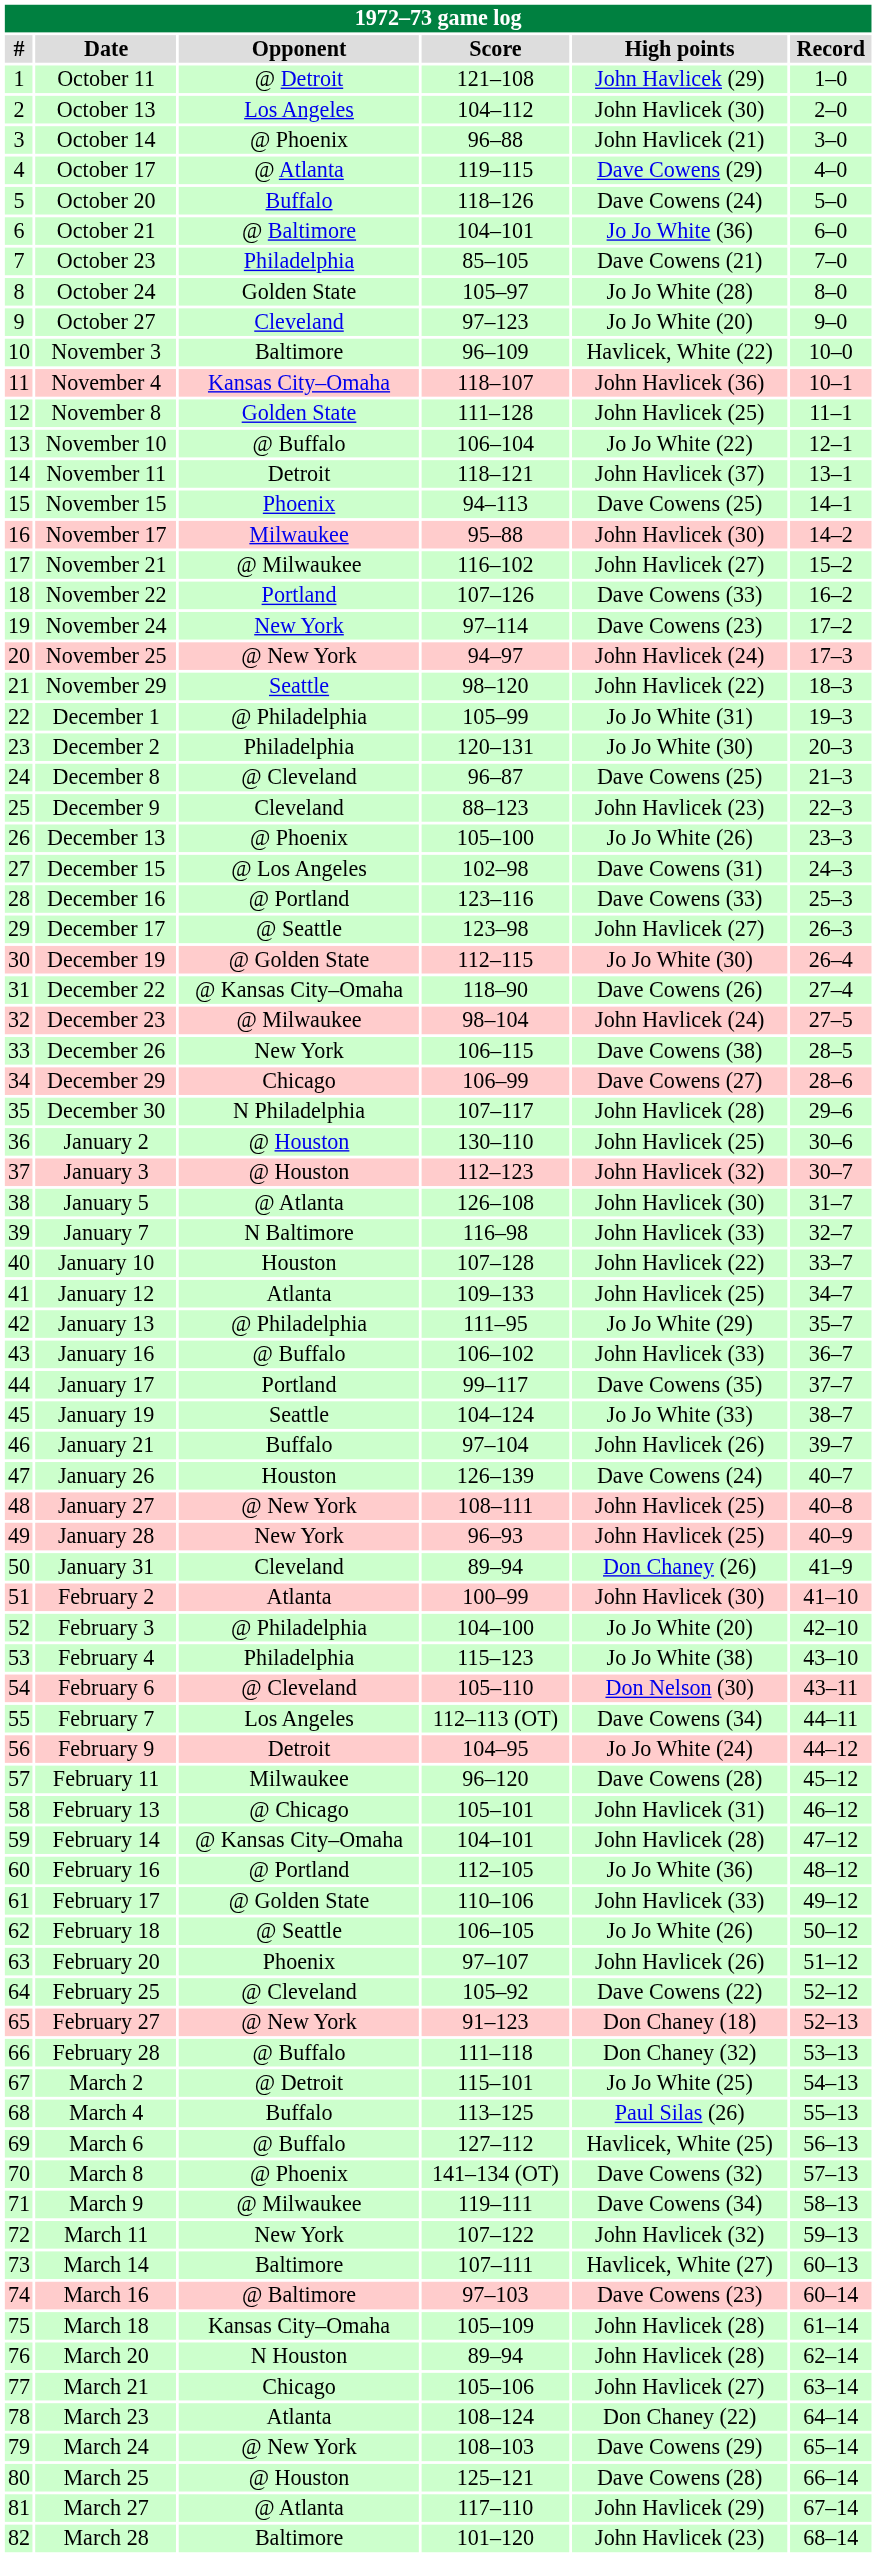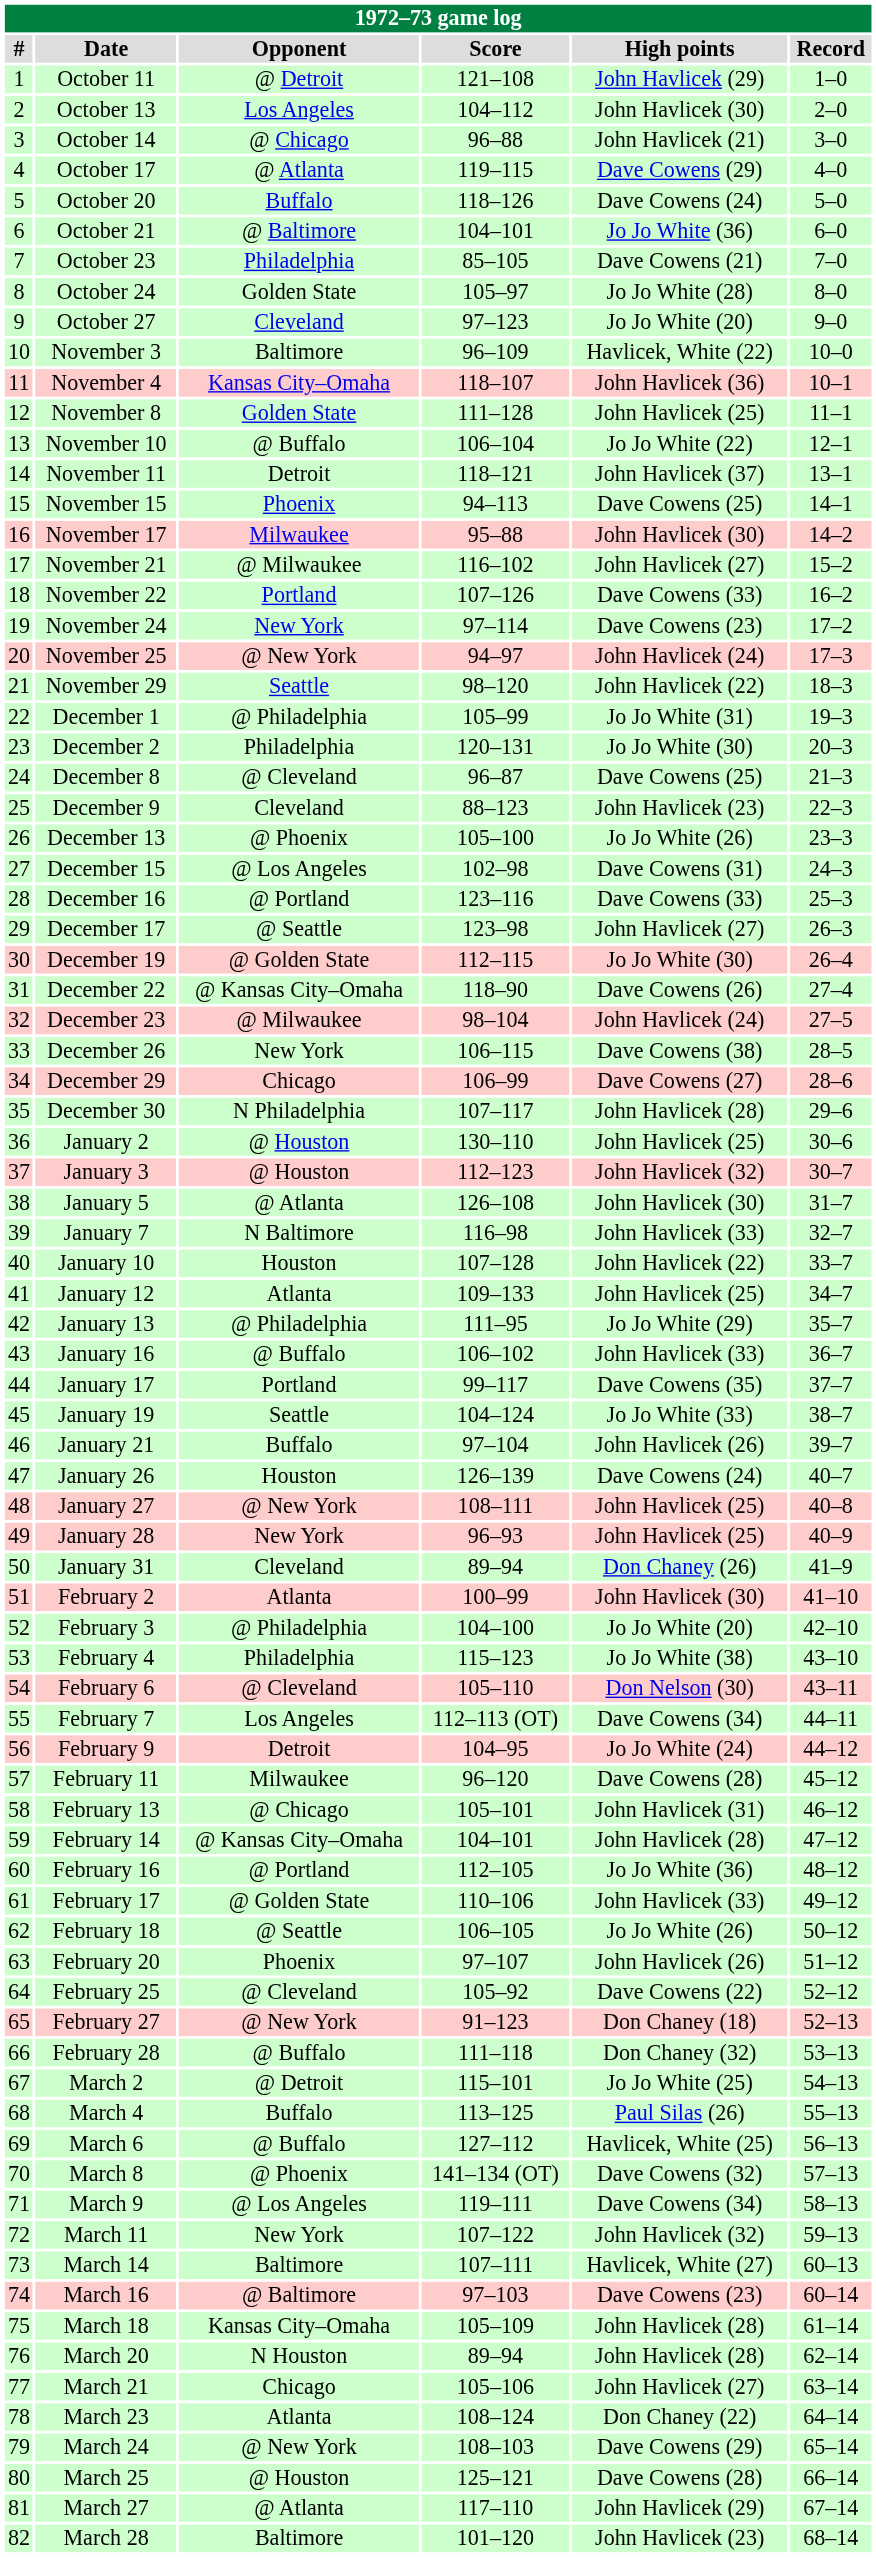(299, 139) @ Phoenix -> (299, 139) @ Chicago
(299, 2204) @ Milwaukee -> (299, 2204) @ Los Angeles
